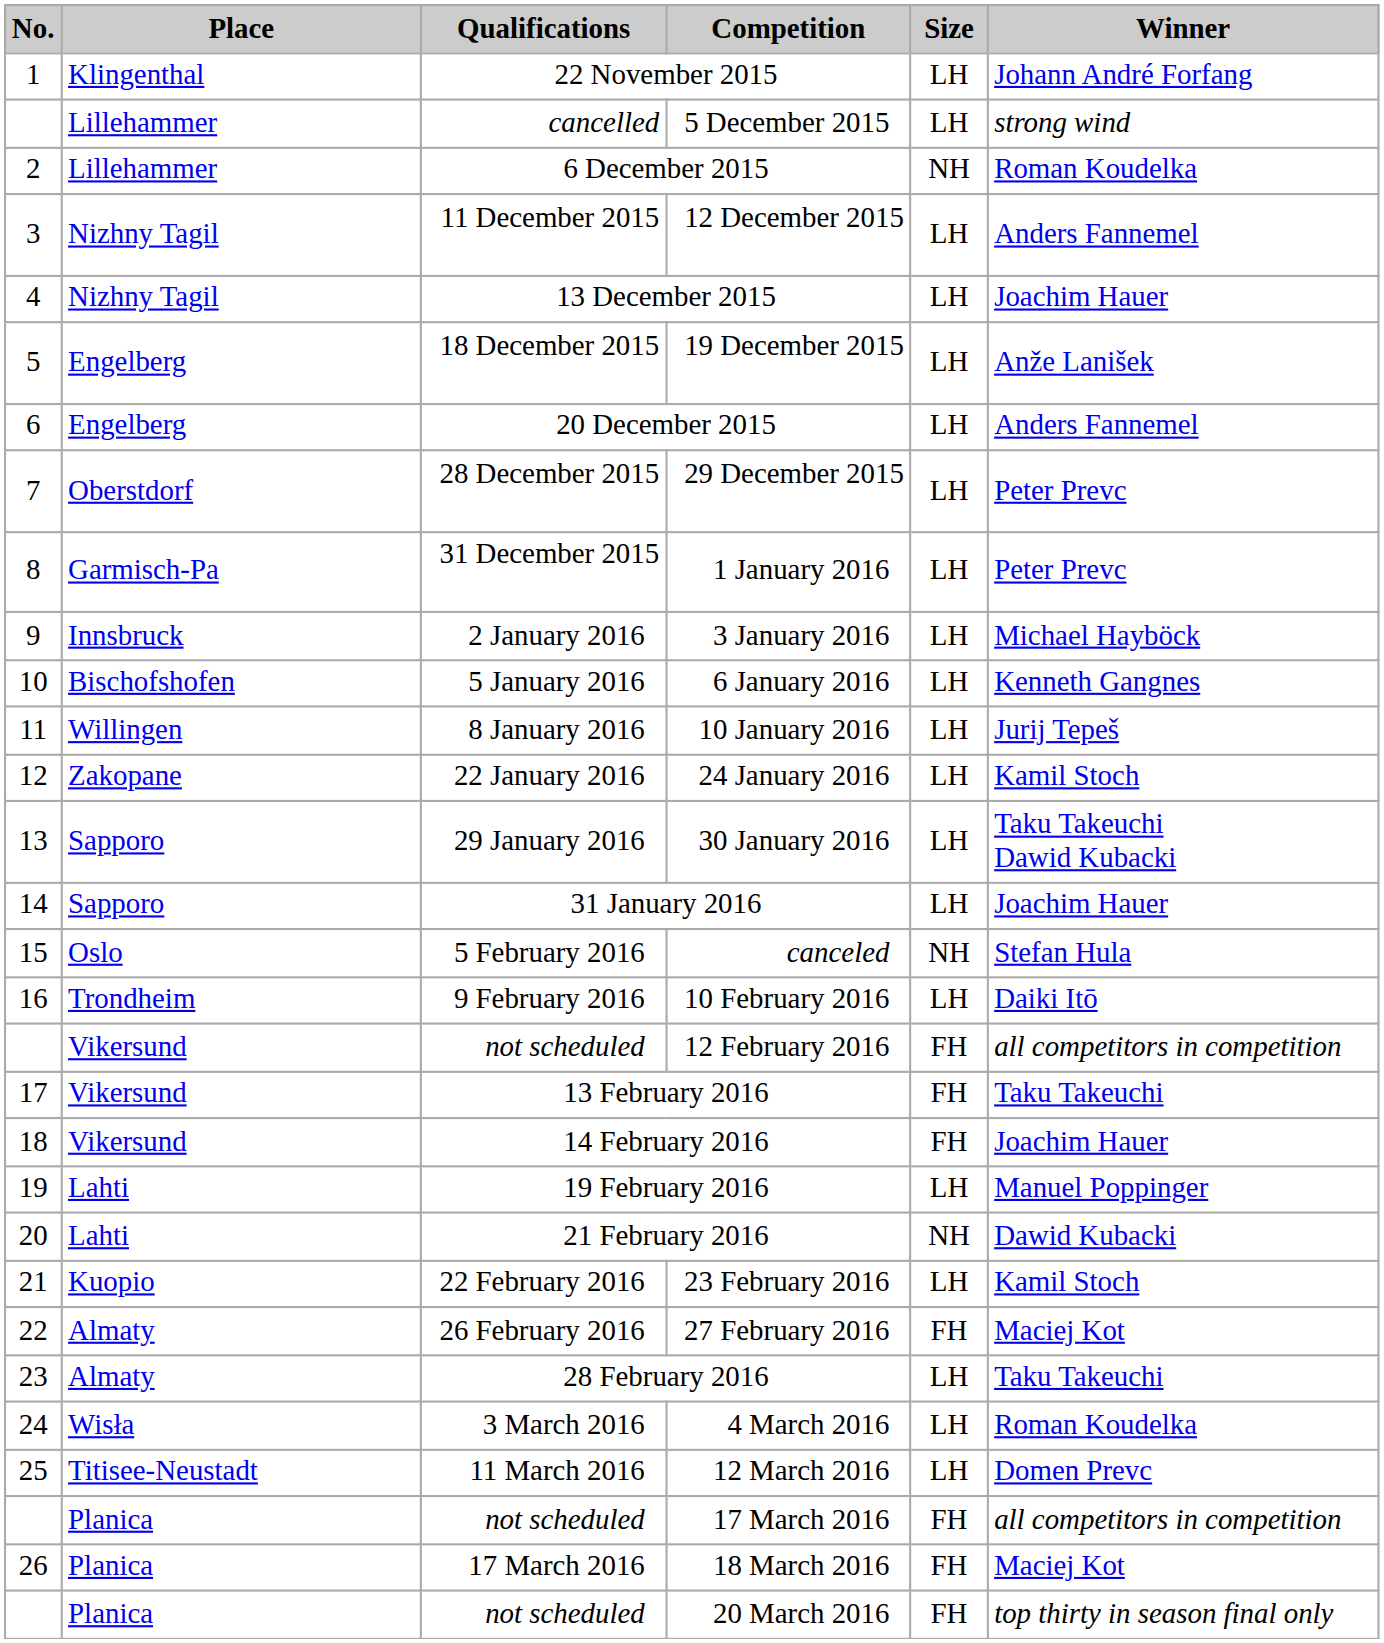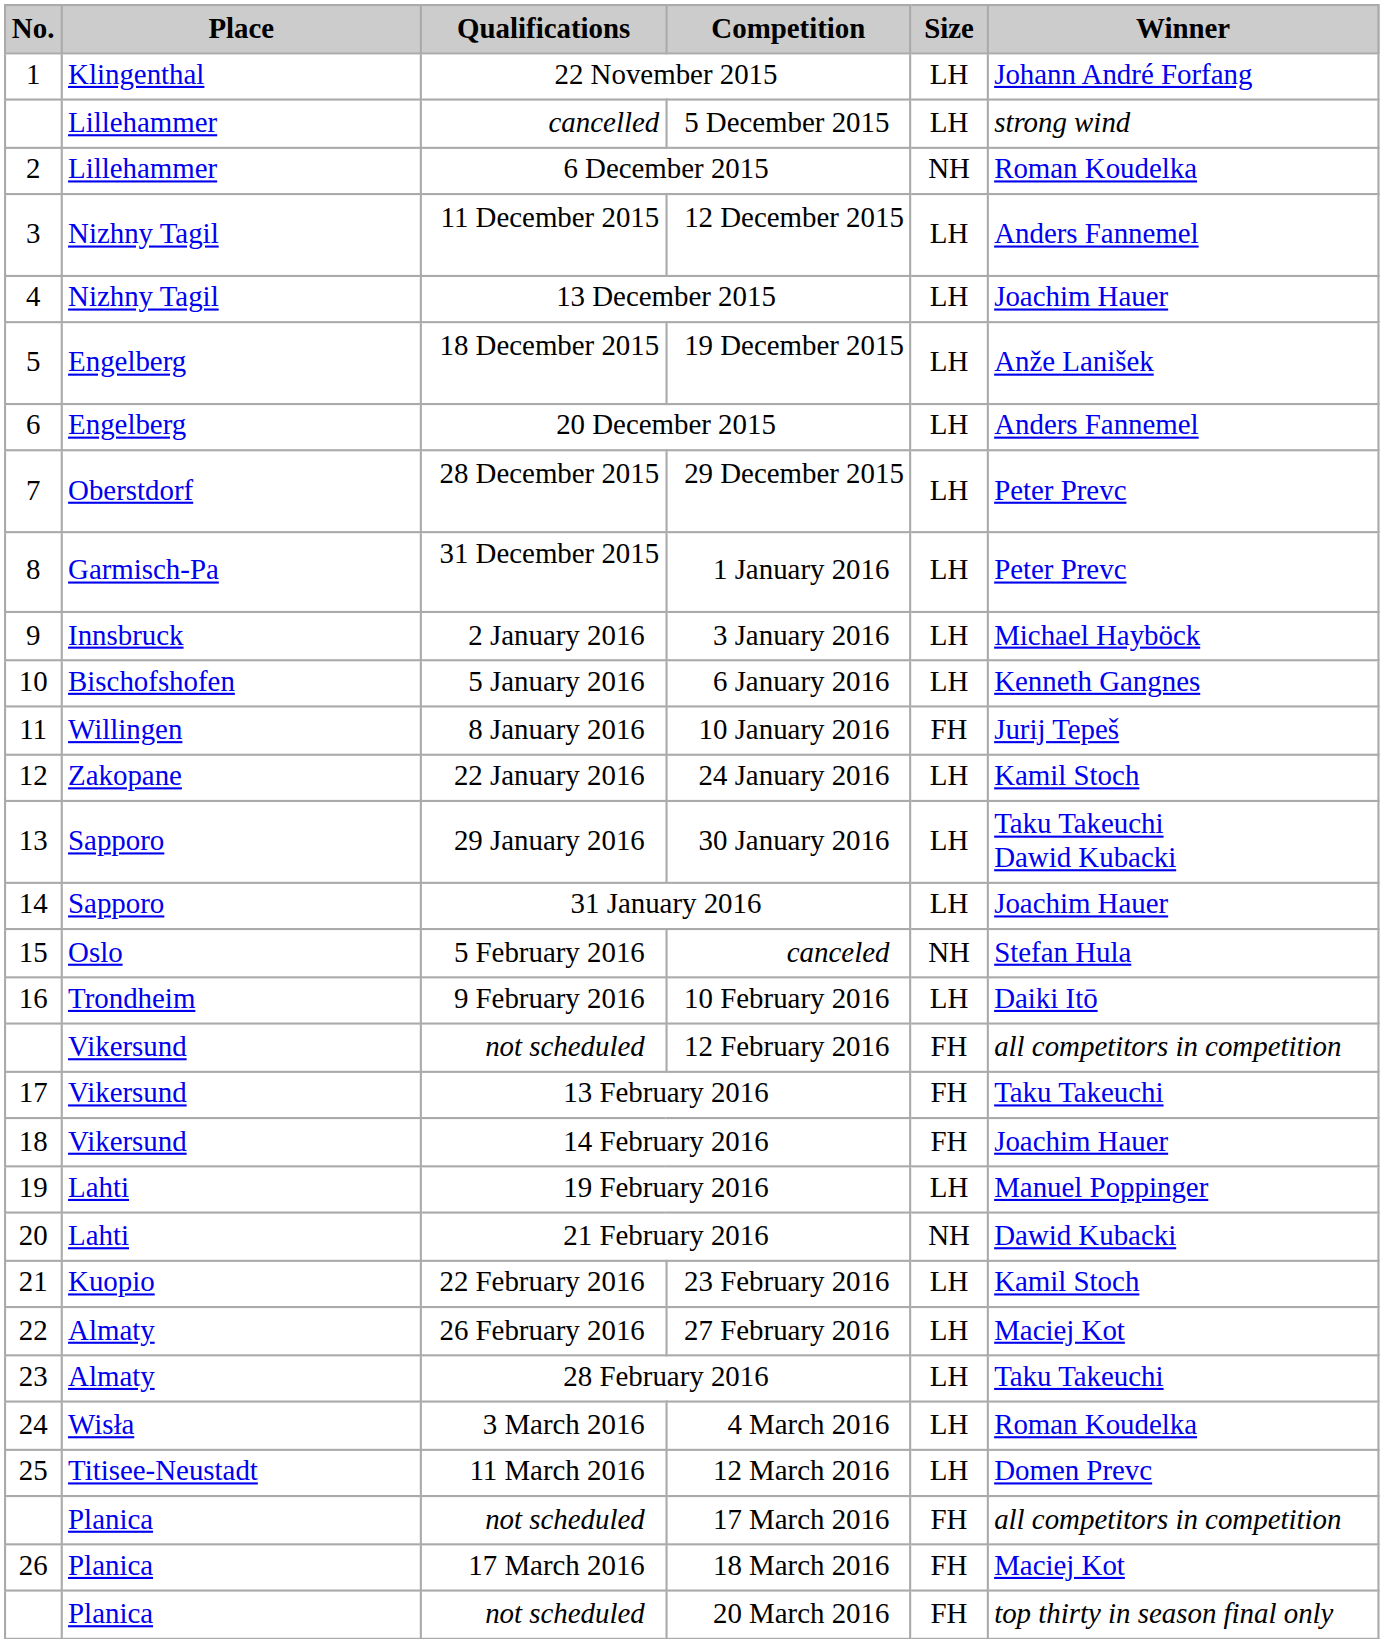(949, 729) LH -> (949, 729) FH
(949, 1329) FH -> (949, 1329) LH
